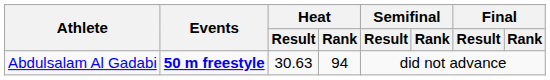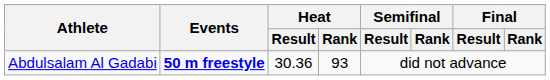(293, 63) 30.63 -> (293, 63) 30.36
(340, 63) 94 -> (340, 63) 93
